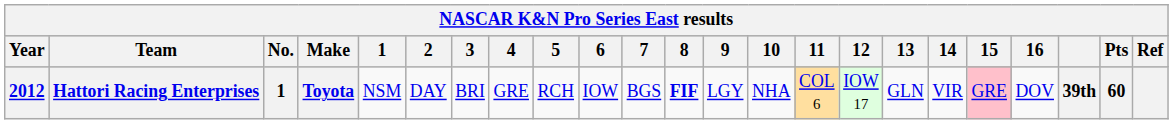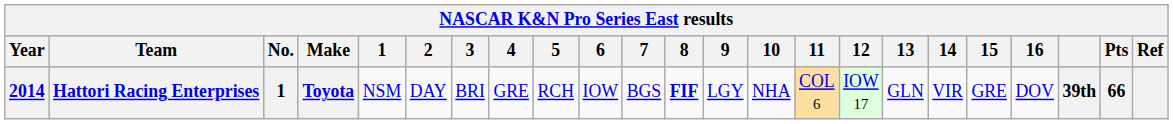(27, 92) 2012 -> (27, 92) 2014
(989, 92) pink background -> (989, 92) no background
(1116, 92) 60 -> (1116, 92) 66
